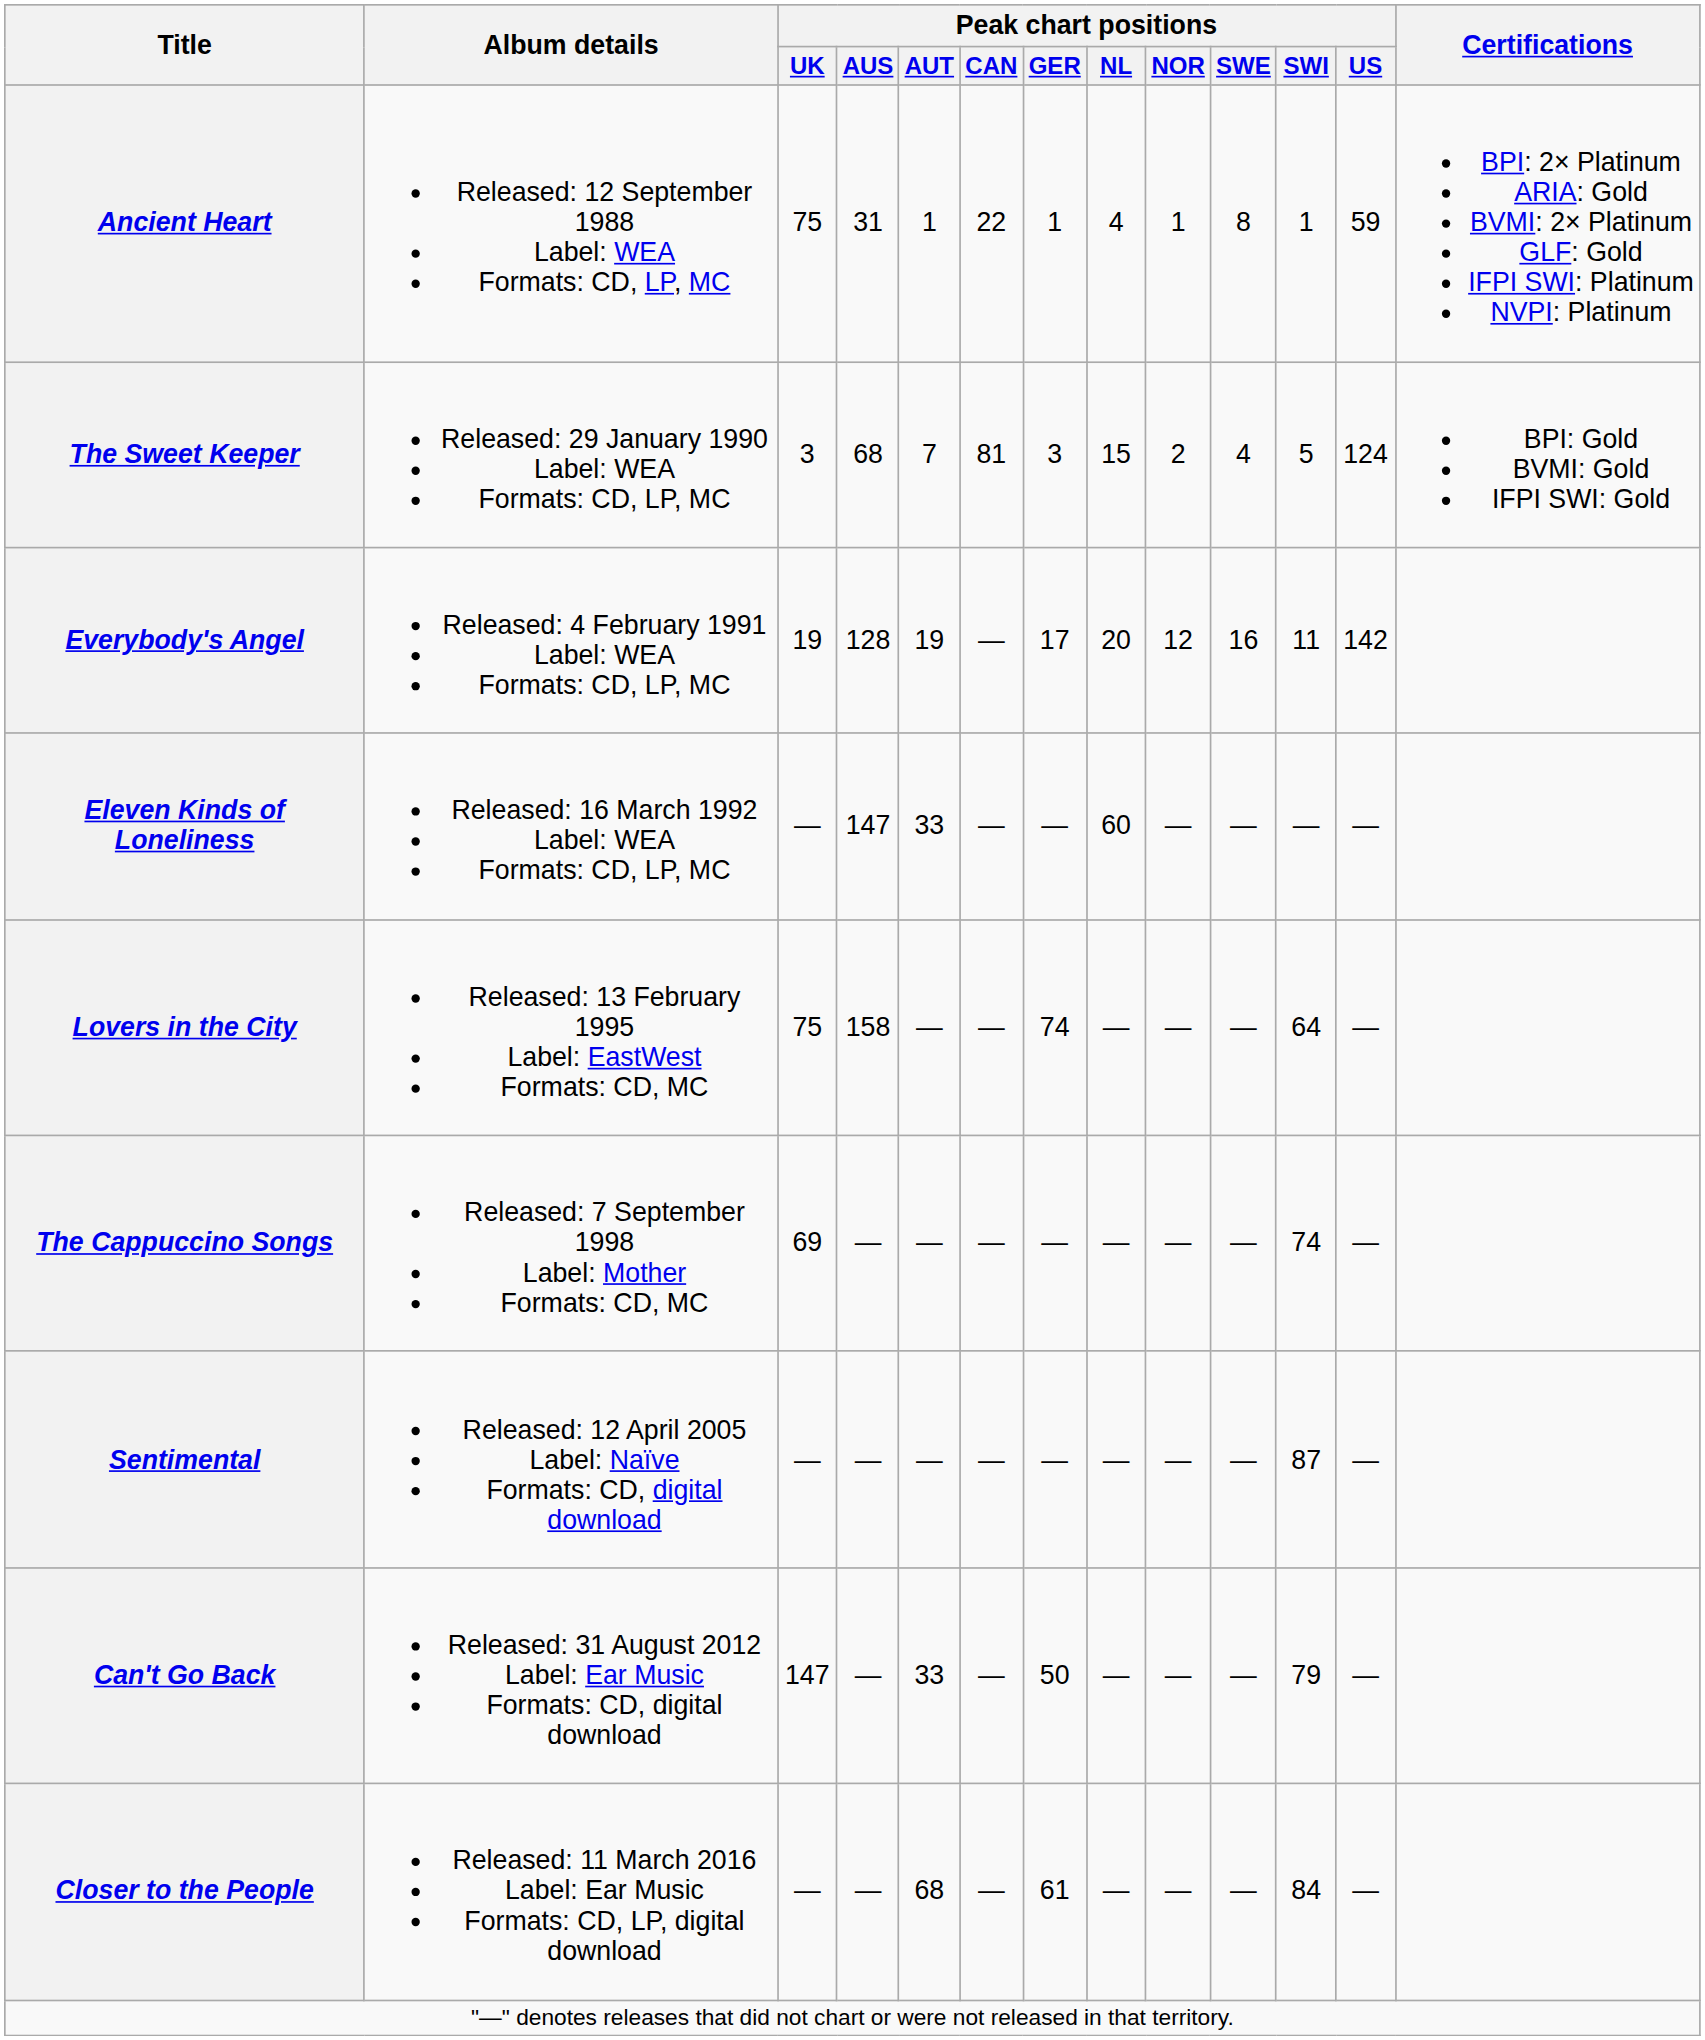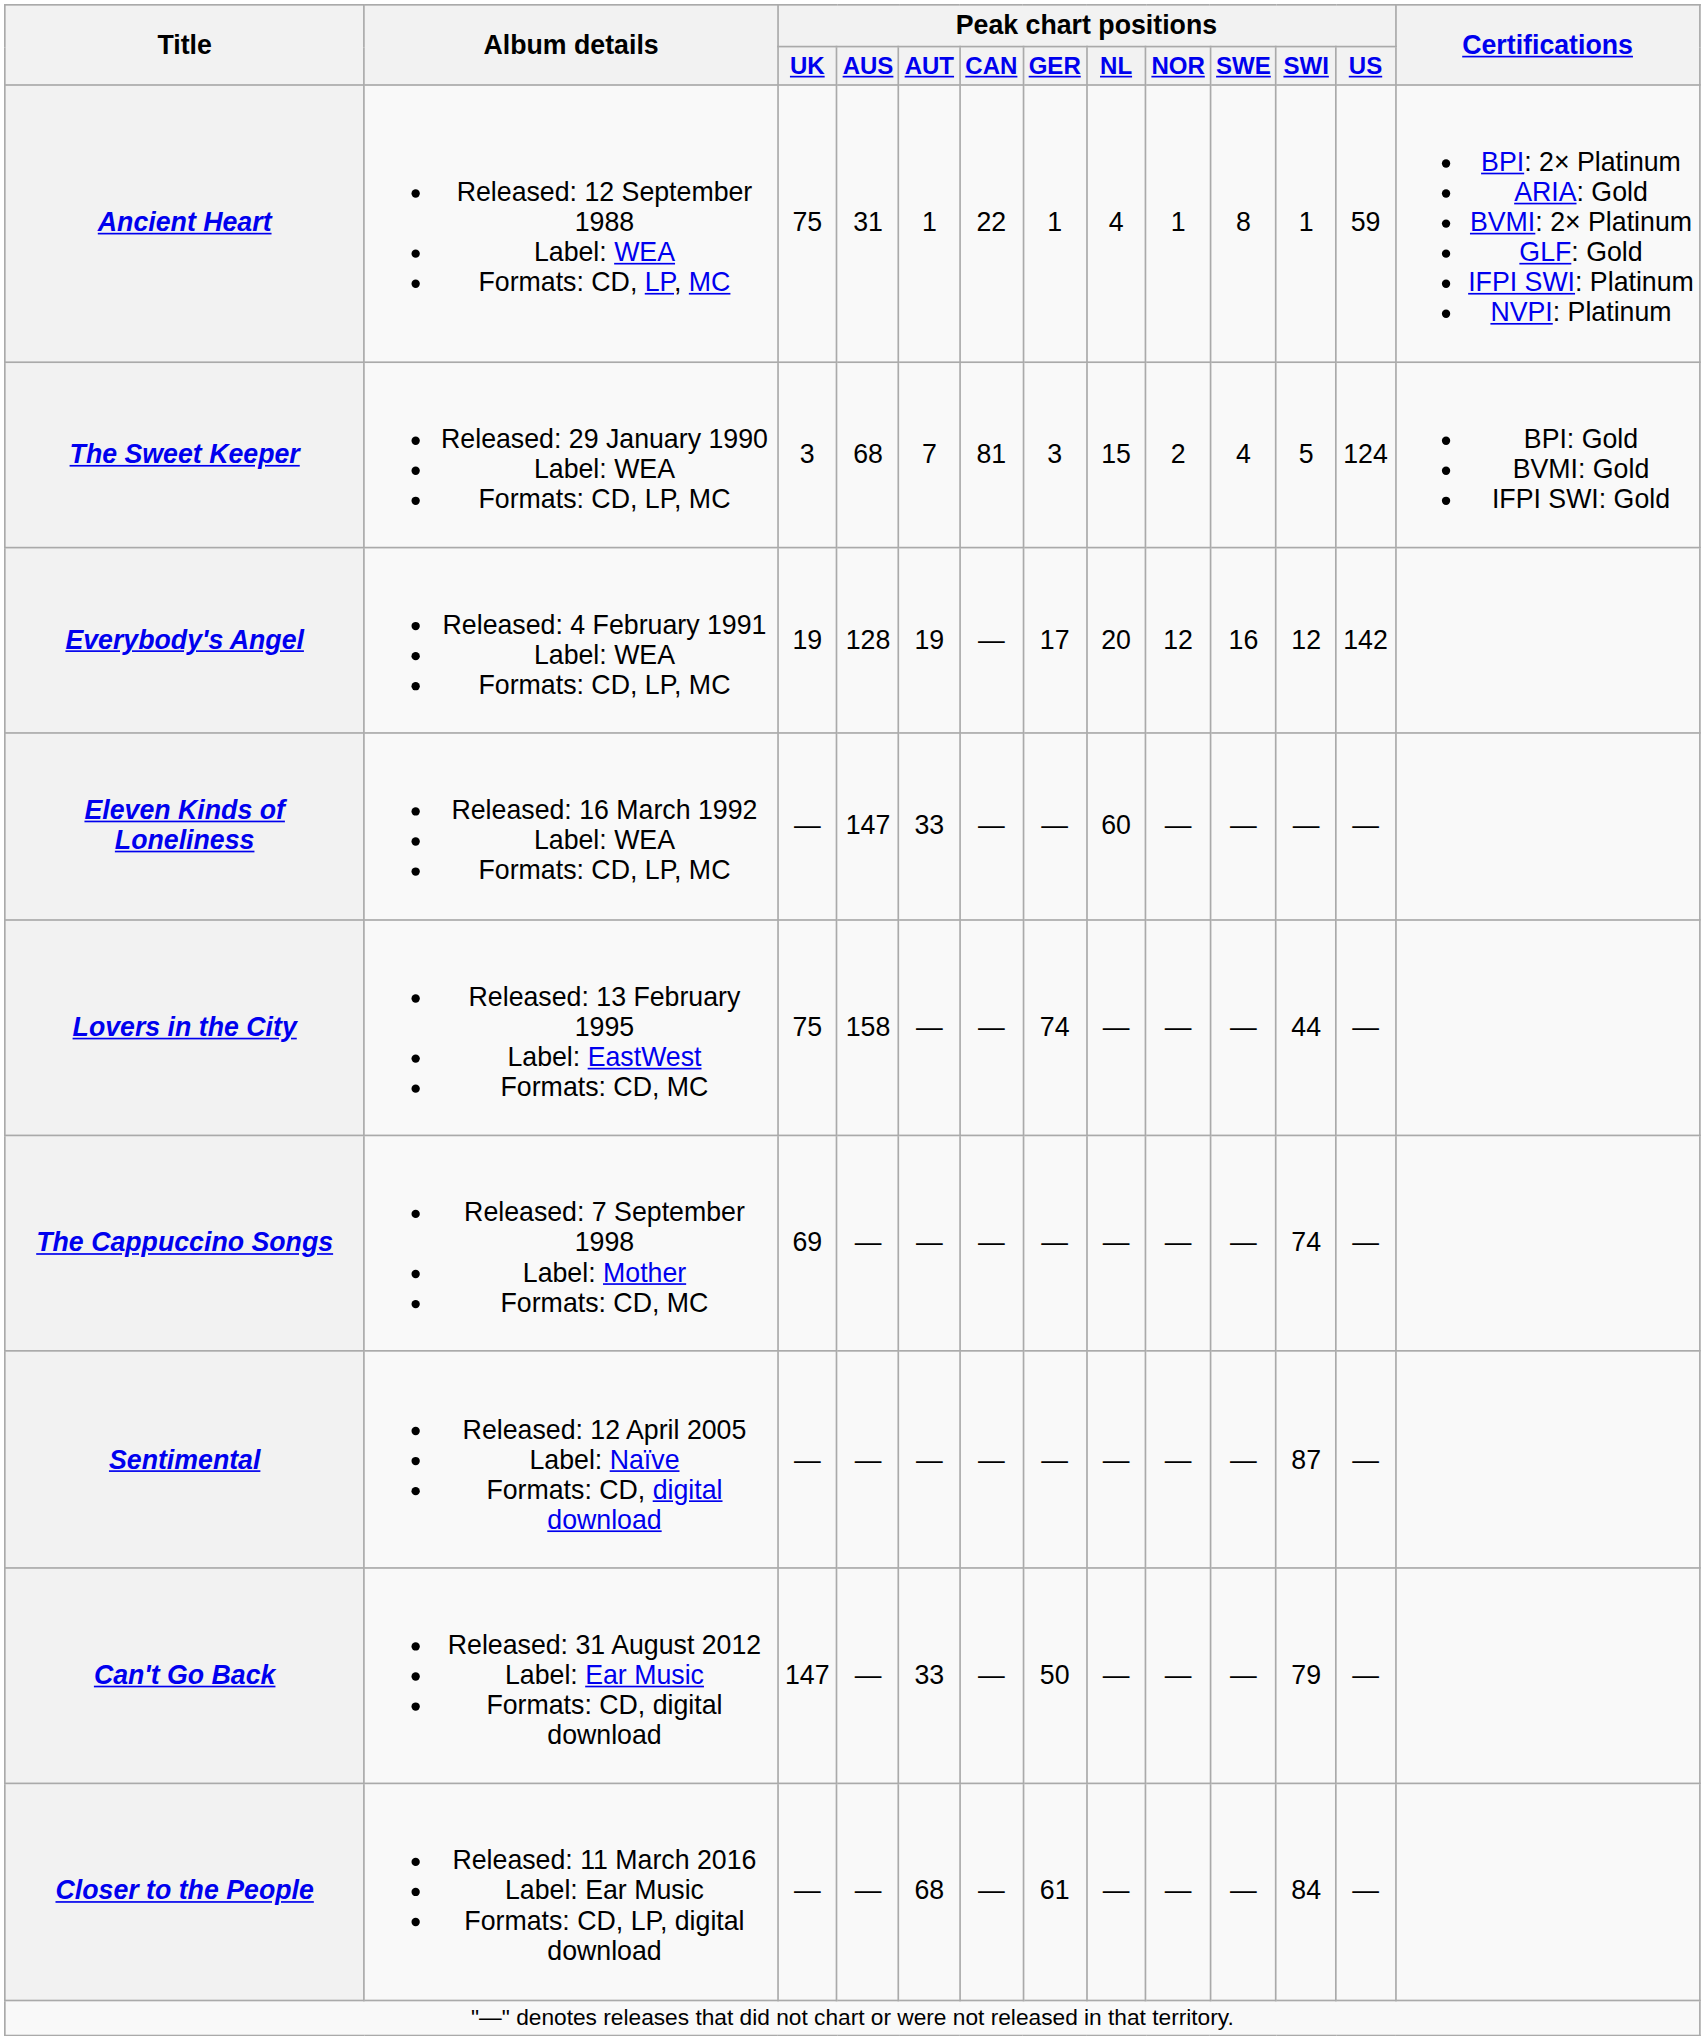(1306, 640) 11 -> (1306, 640) 12
(1306, 1027) 64 -> (1306, 1027) 44
